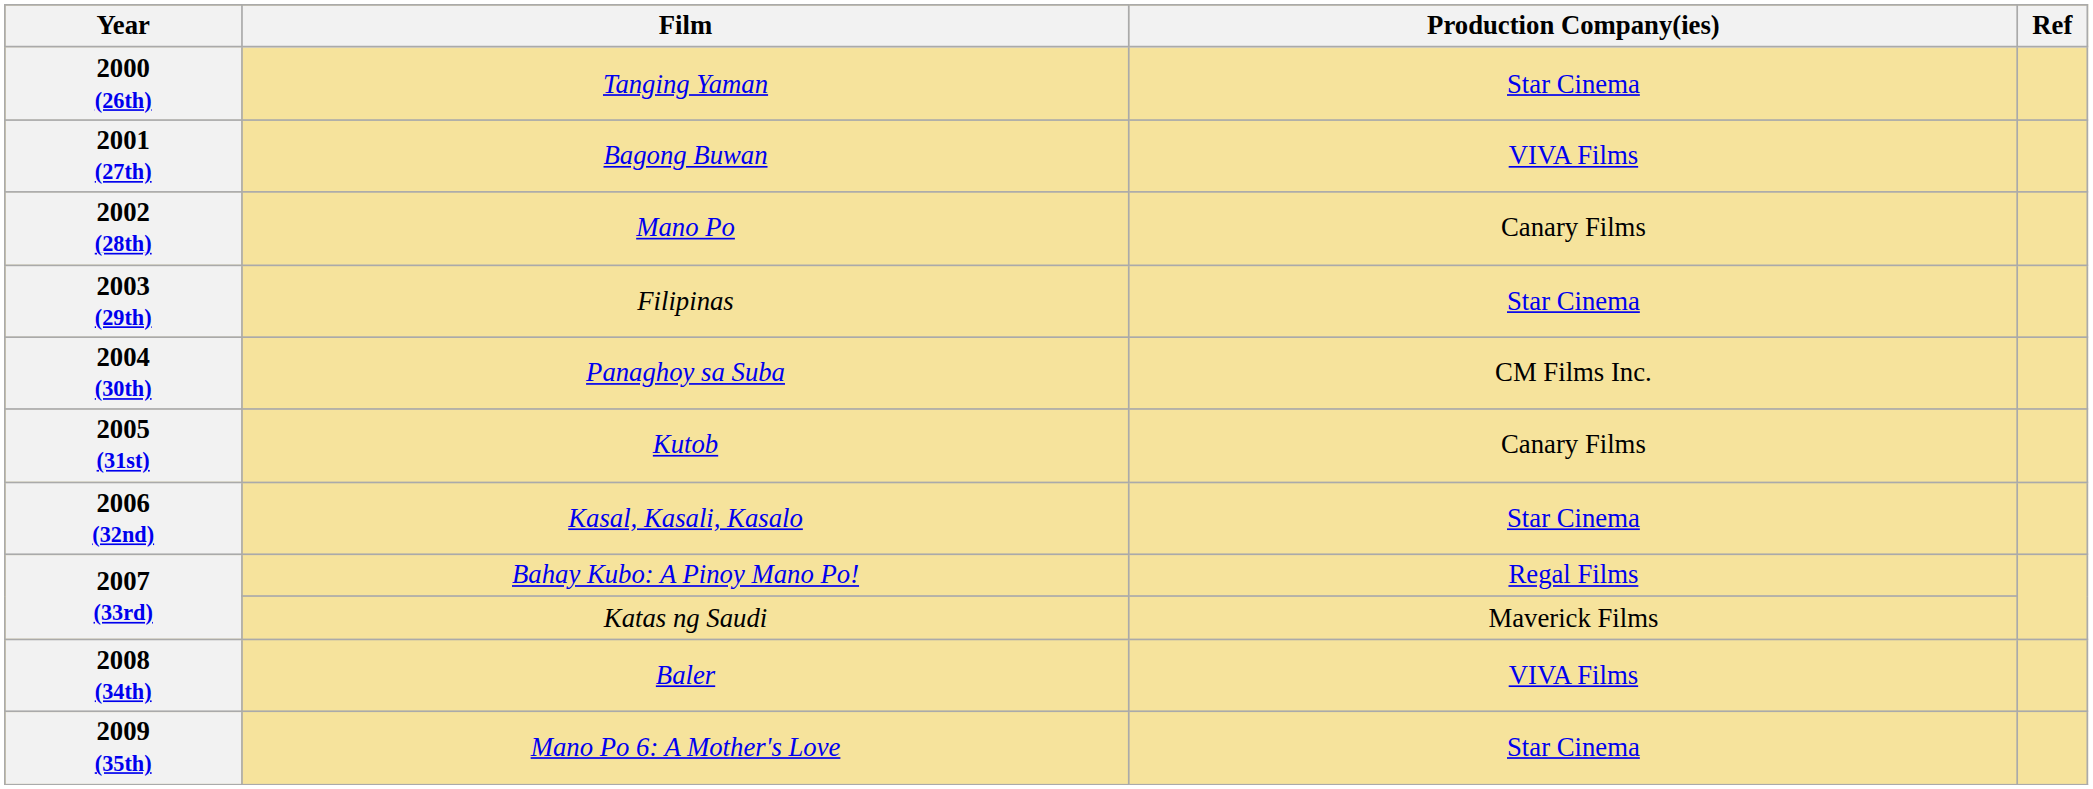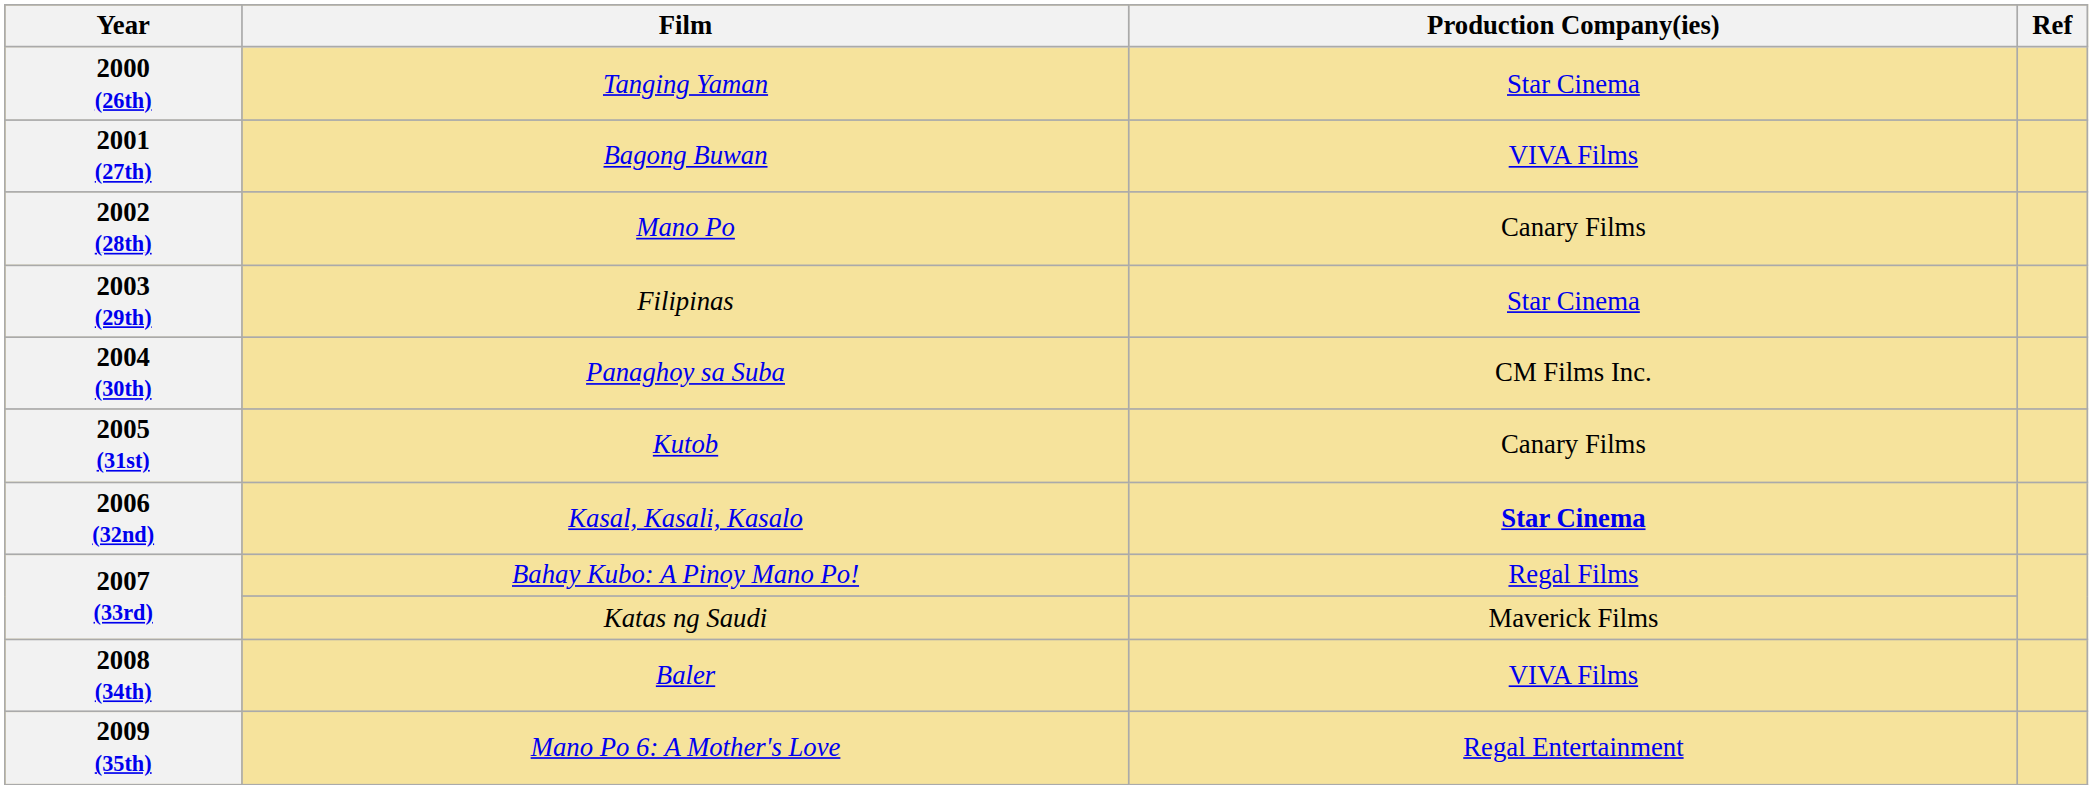(1573, 517) normal -> (1573, 517) bold
(1573, 747) Star Cinema -> (1573, 747) Regal Entertainment
